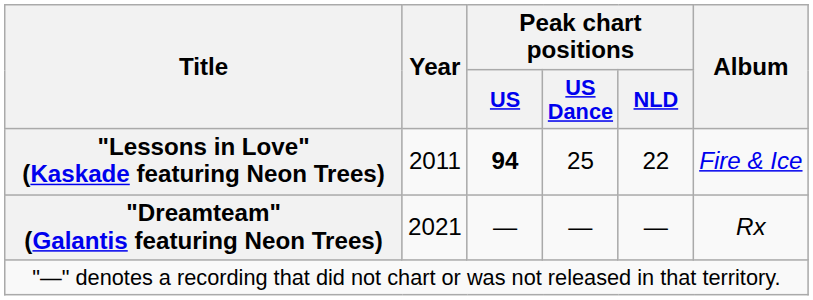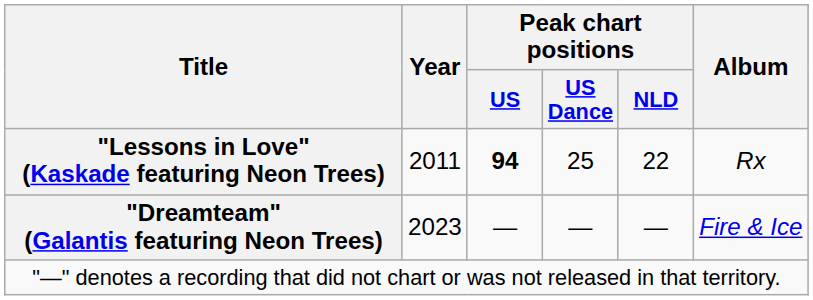(751, 161) Fire & Ice -> (751, 161) Rx
(435, 226) 2021 -> (435, 226) 2023
(751, 226) Rx -> (751, 226) Fire & Ice
